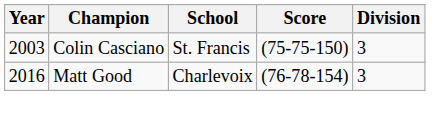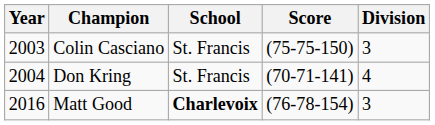+ row: (92, 76)
(213, 76) normal -> (215, 104) bold
